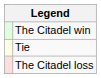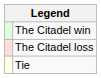rows swapped: (54, 65) <-> (23, 48)
